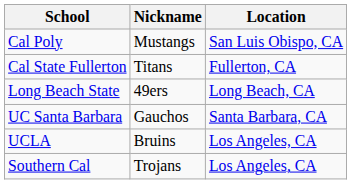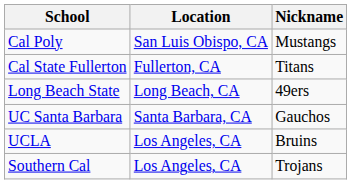columns swapped: (168, 16) <-> (276, 16)
